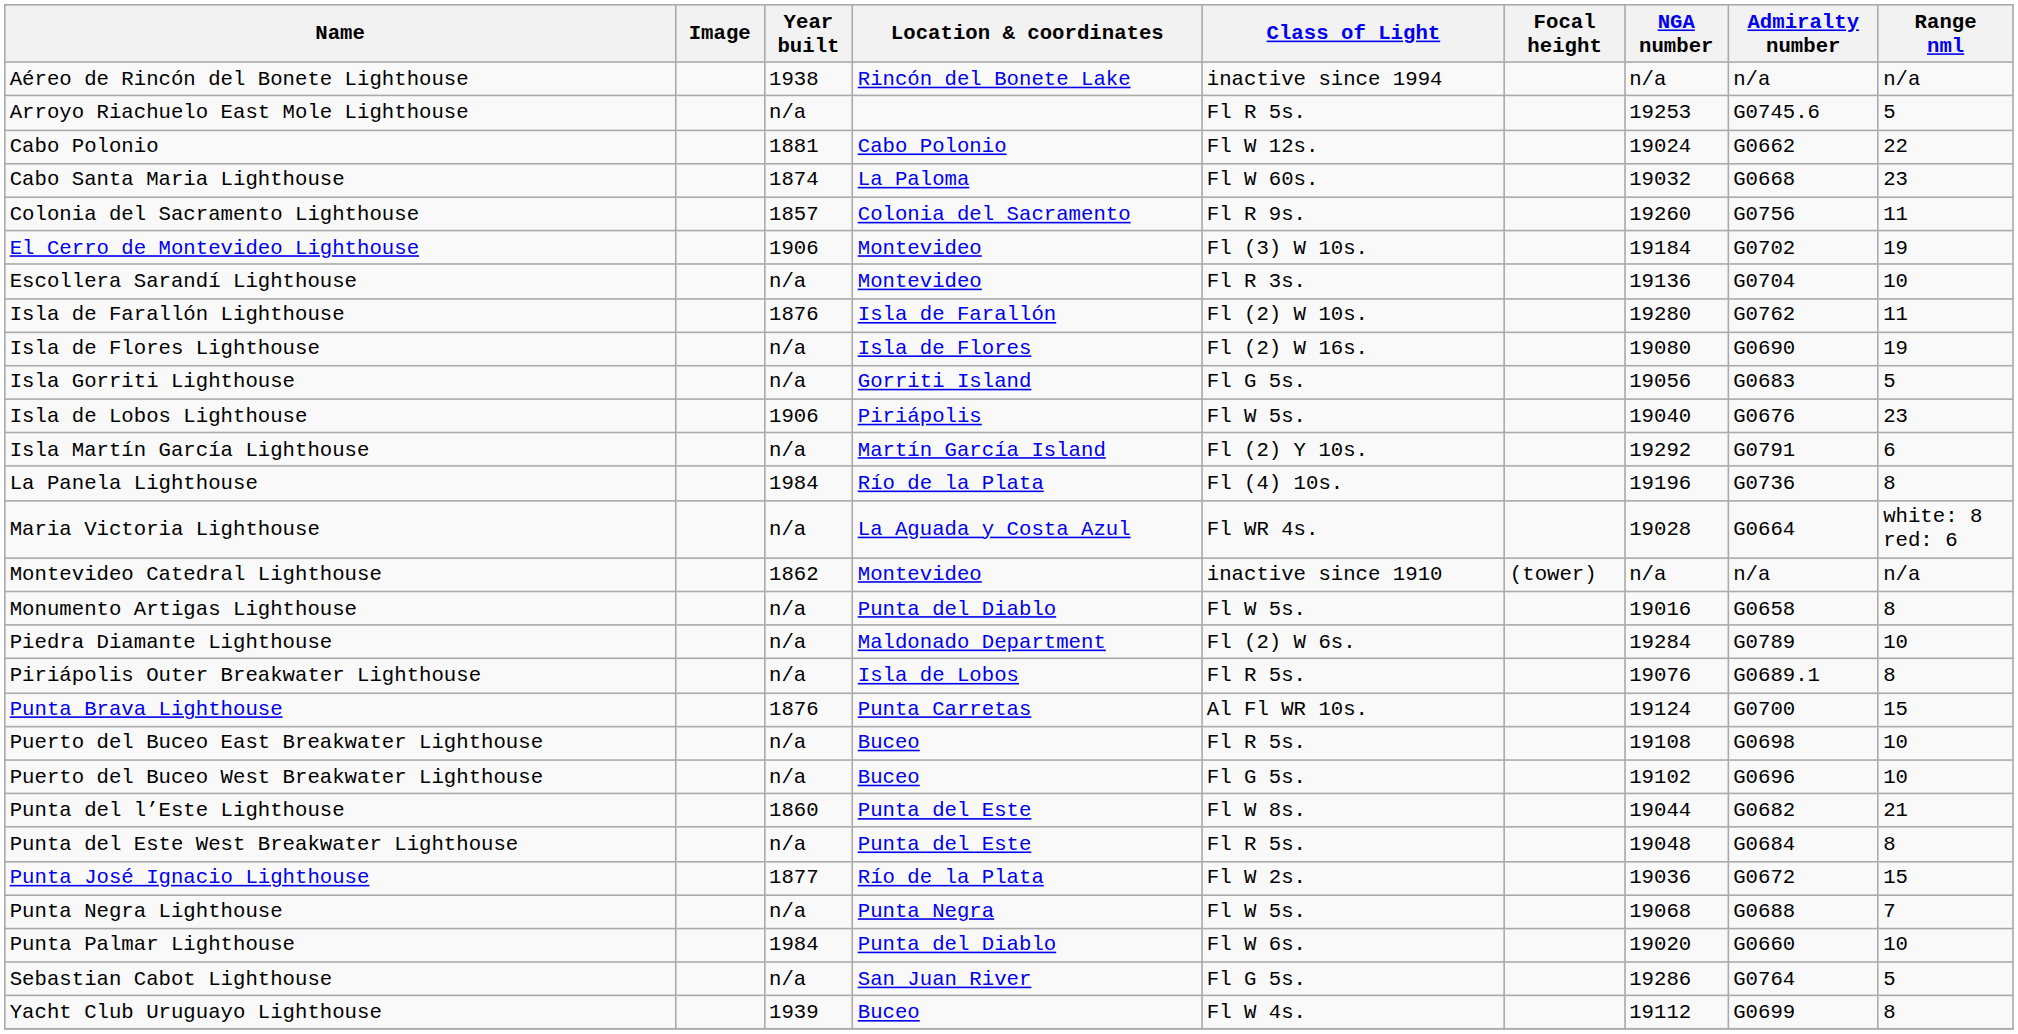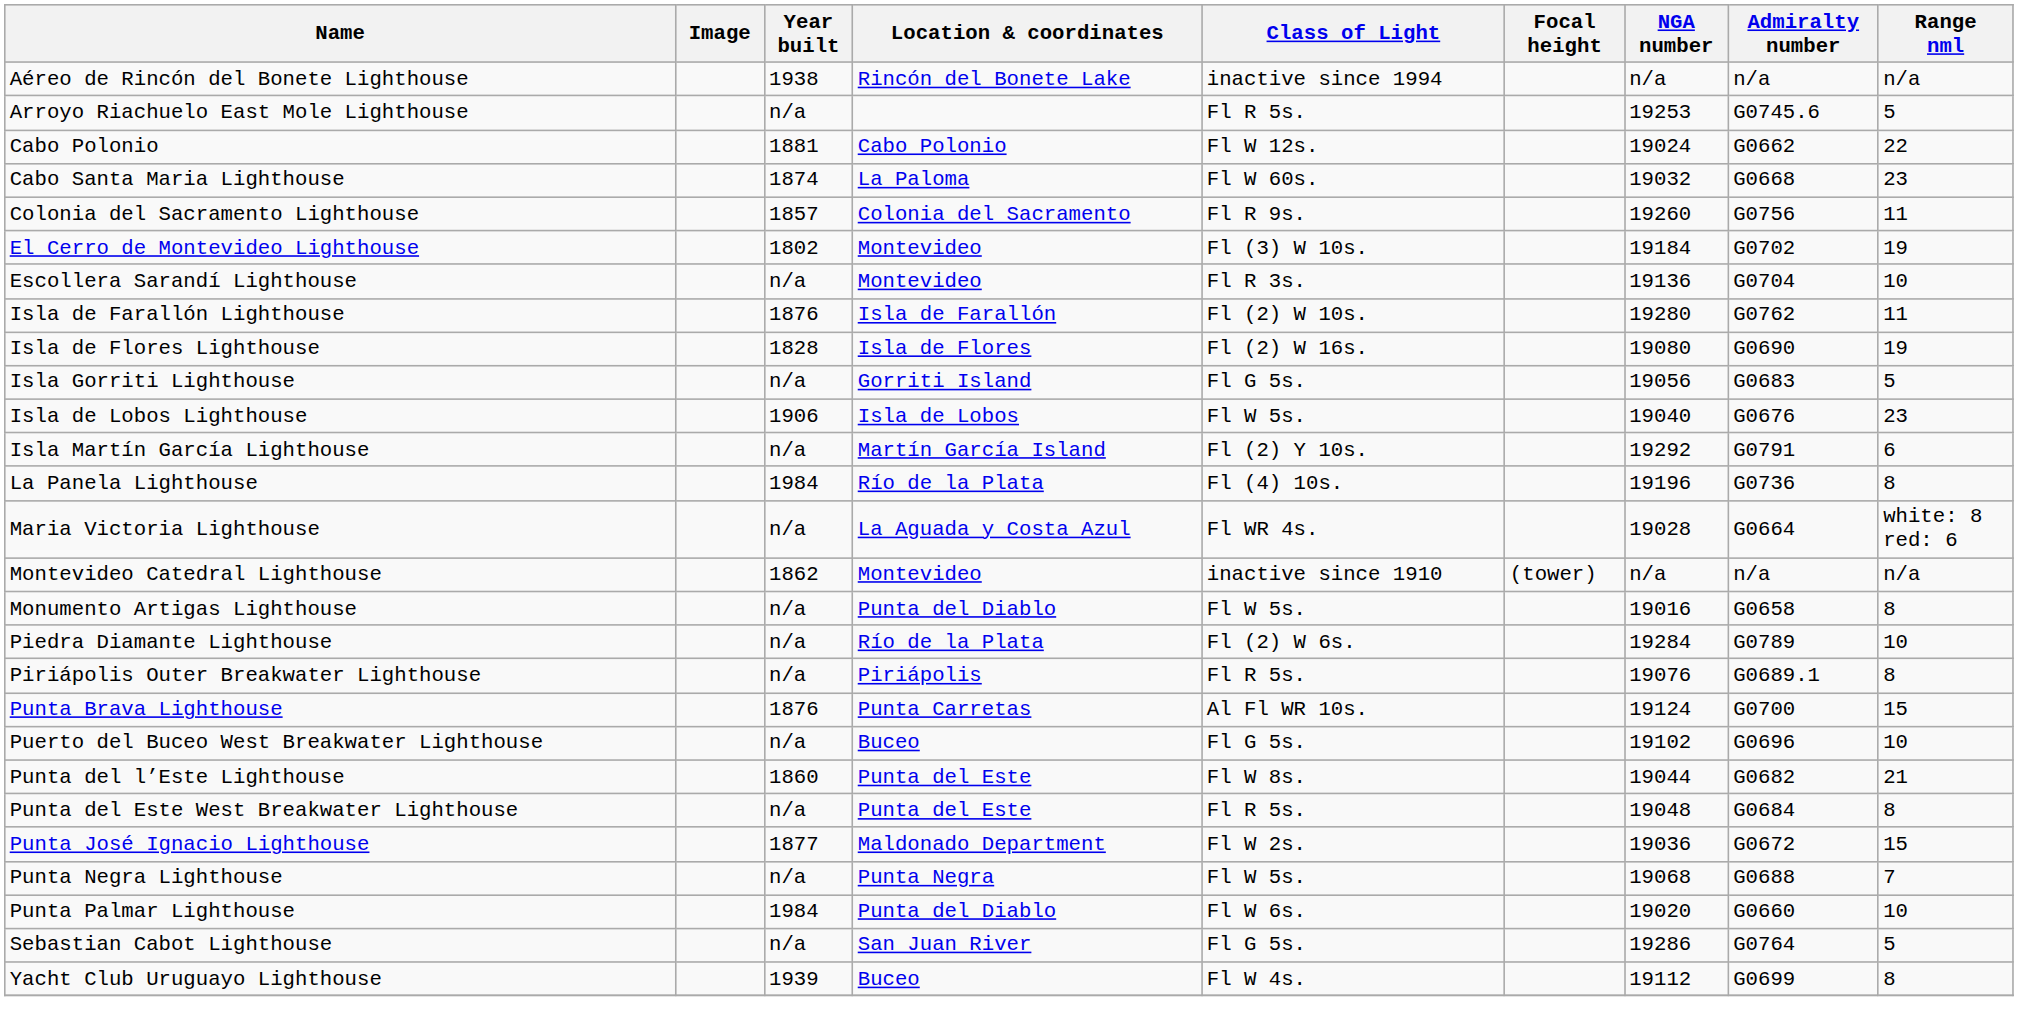(794, 248) 1906 -> (794, 248) 1802
(788, 349) n/a -> (794, 349) 1828
(920, 416) Piriápolis -> (938, 416) Isla de Lobos
(982, 642) Maldonado Department -> (951, 642) Río de la Plata
(938, 676) Isla de Lobos -> (920, 676) Piriápolis
- row: (276, 743)
(951, 878) Río de la Plata -> (982, 844) Maldonado Department
